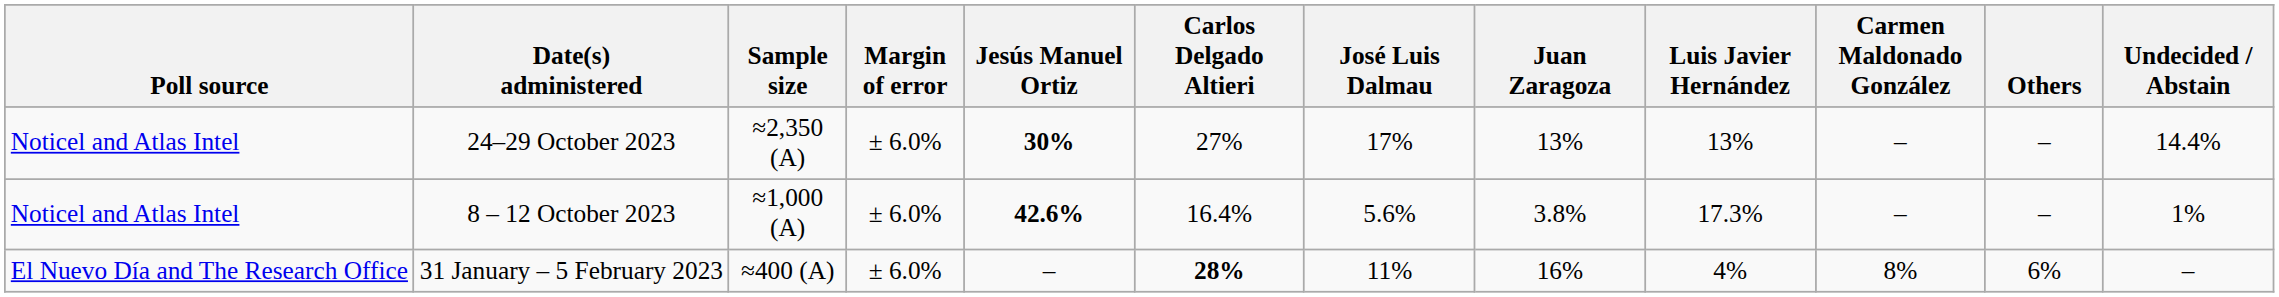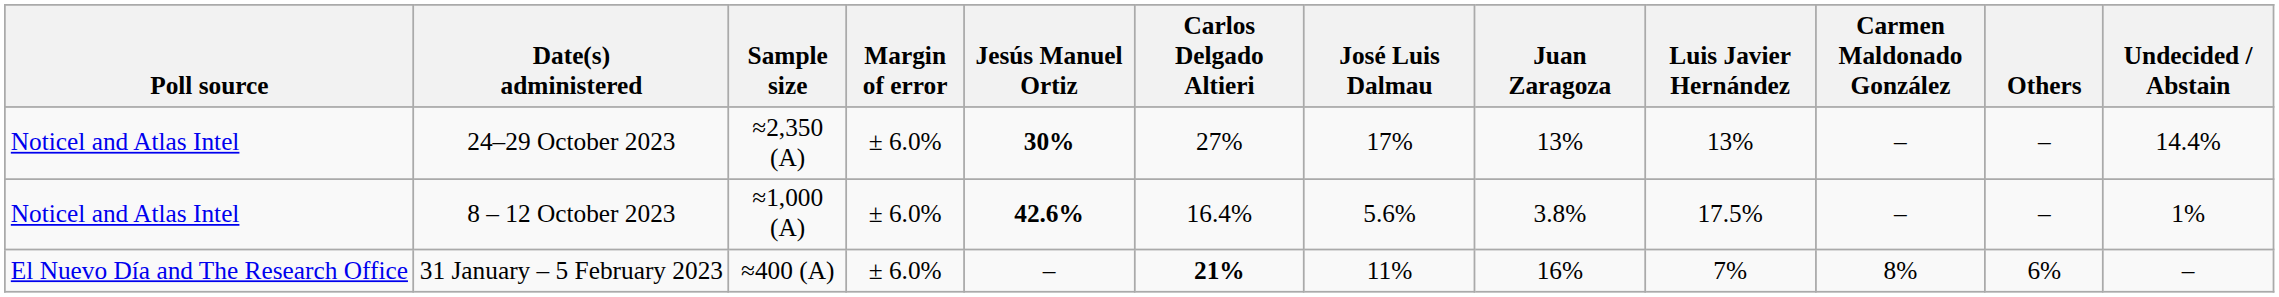(1730, 214) 17.3% -> (1730, 214) 17.5%
(1219, 270) 28% -> (1219, 270) 21%
(1730, 270) 4% -> (1730, 270) 7%
